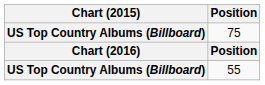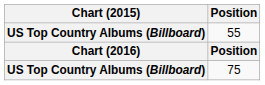rows swapped: (234, 32) <-> (234, 70)
